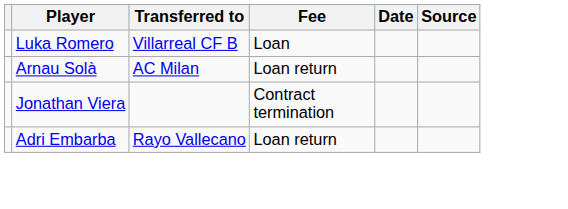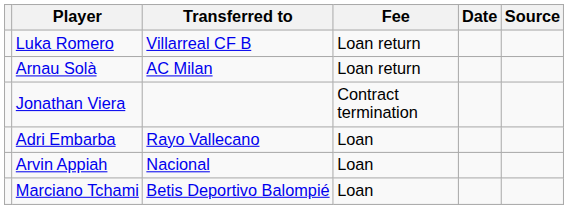(272, 43) Loan -> (379, 43) Loan return
(295, 139) Loan return -> (355, 139) Loan
+ row: (62, 165)
+ row: (77, 191)
